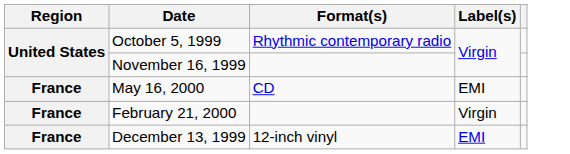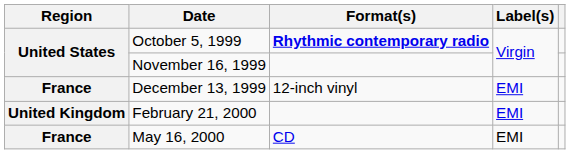(352, 40) normal -> (381, 40) bold
rows swapped: (179, 137) <-> (158, 88)
(57, 112) France -> (67, 112) United Kingdom
(477, 112) Virgin -> (510, 112) EMI
